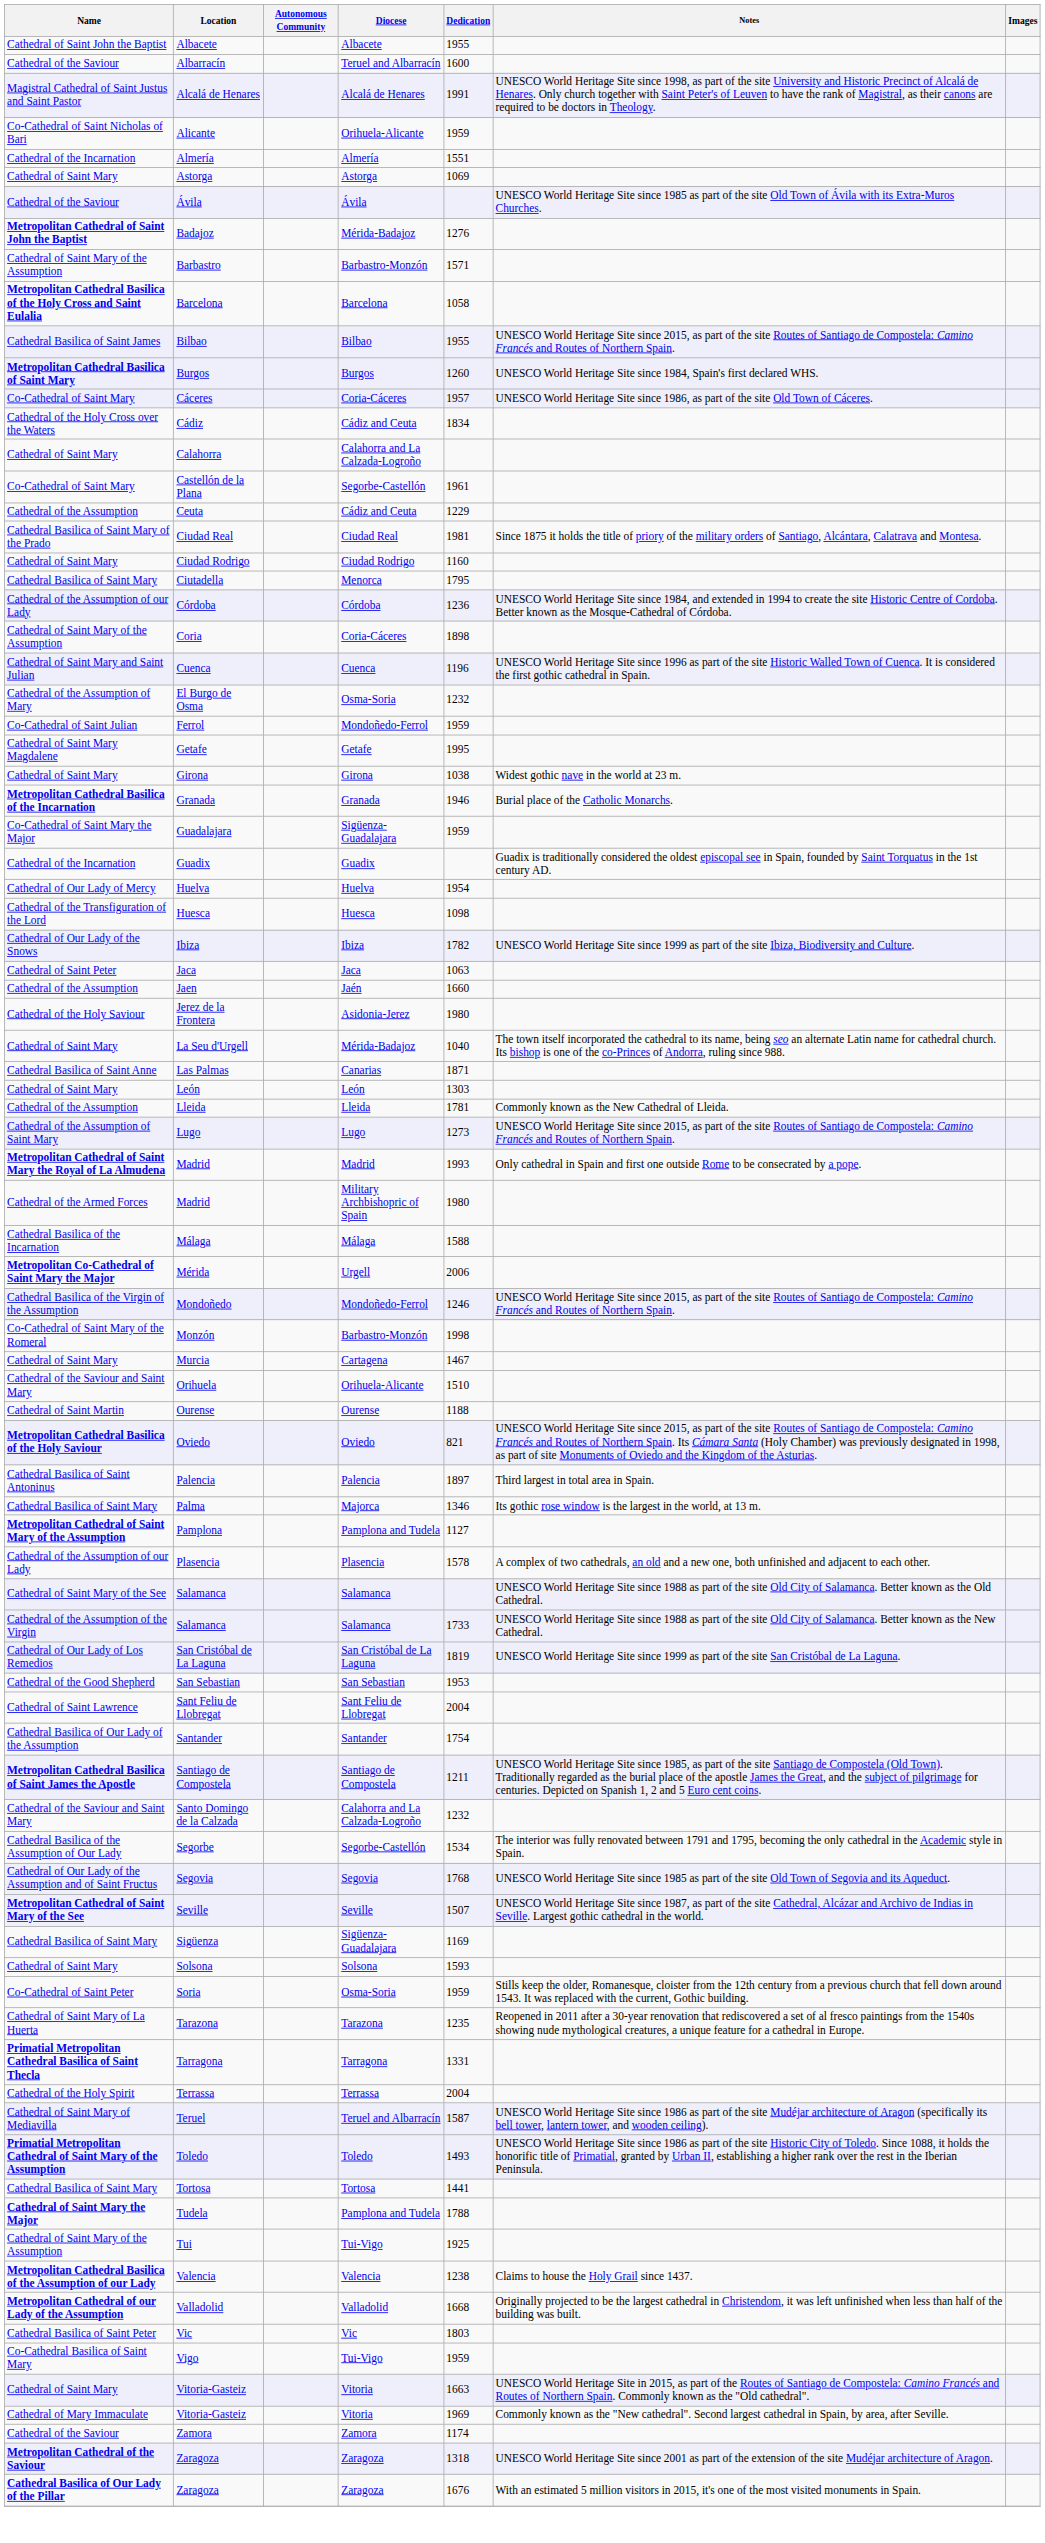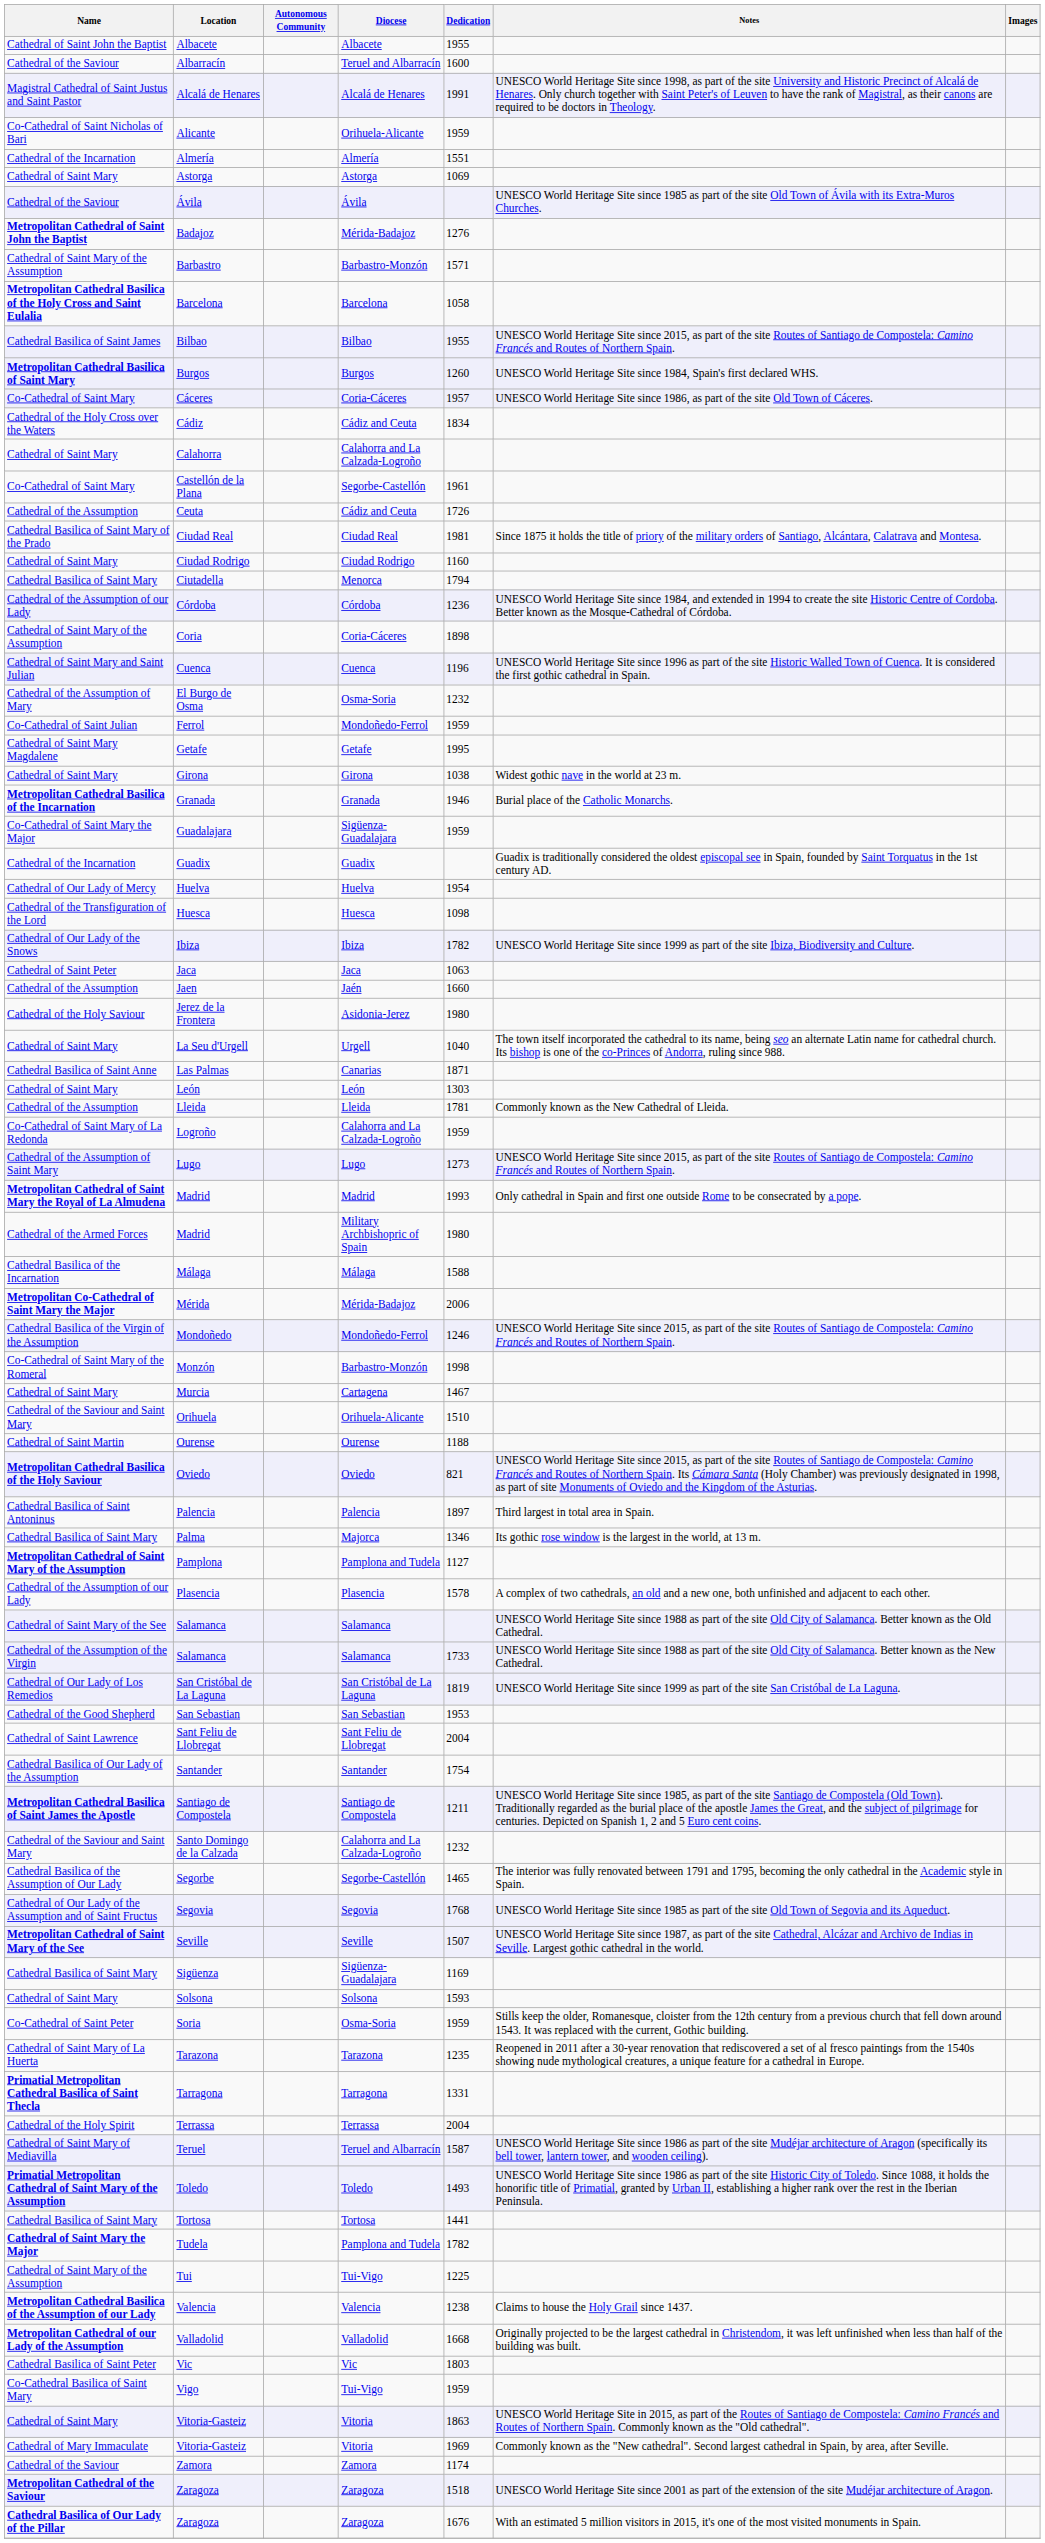(458, 511) 1229 -> (458, 511) 1726
(458, 580) 1795 -> (458, 580) 1794
(378, 1045) Mérida-Badajoz -> (356, 1045) Urgell
+ row: (85, 1133)
(356, 1272) Urgell -> (378, 1304) Mérida-Badajoz
(458, 1847) 1534 -> (458, 1878) 1465
(458, 2213) 1788 -> (458, 2245) 1782
(458, 2245) 1925 -> (458, 2276) 1225
(458, 2390) 1663 -> (458, 2421) 1863
(458, 2458) 1318 -> (458, 2490) 1518
